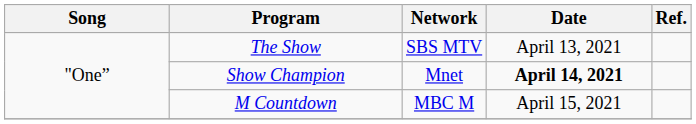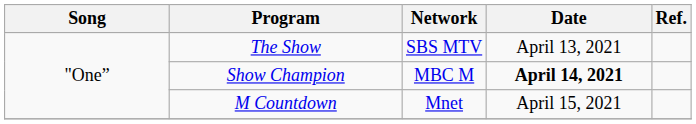(444, 75) Mnet -> (444, 75) MBC M
(444, 103) MBC M -> (444, 103) Mnet
